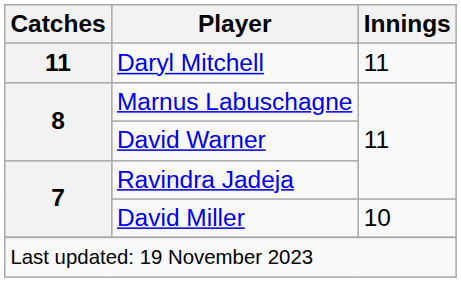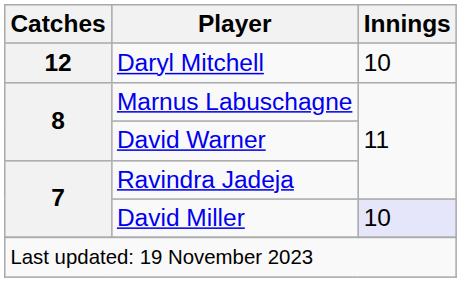(58, 62) 11 -> (58, 62) 12
(376, 62) 11 -> (377, 62) 10
(377, 218) no background -> (377, 218) lavender background
